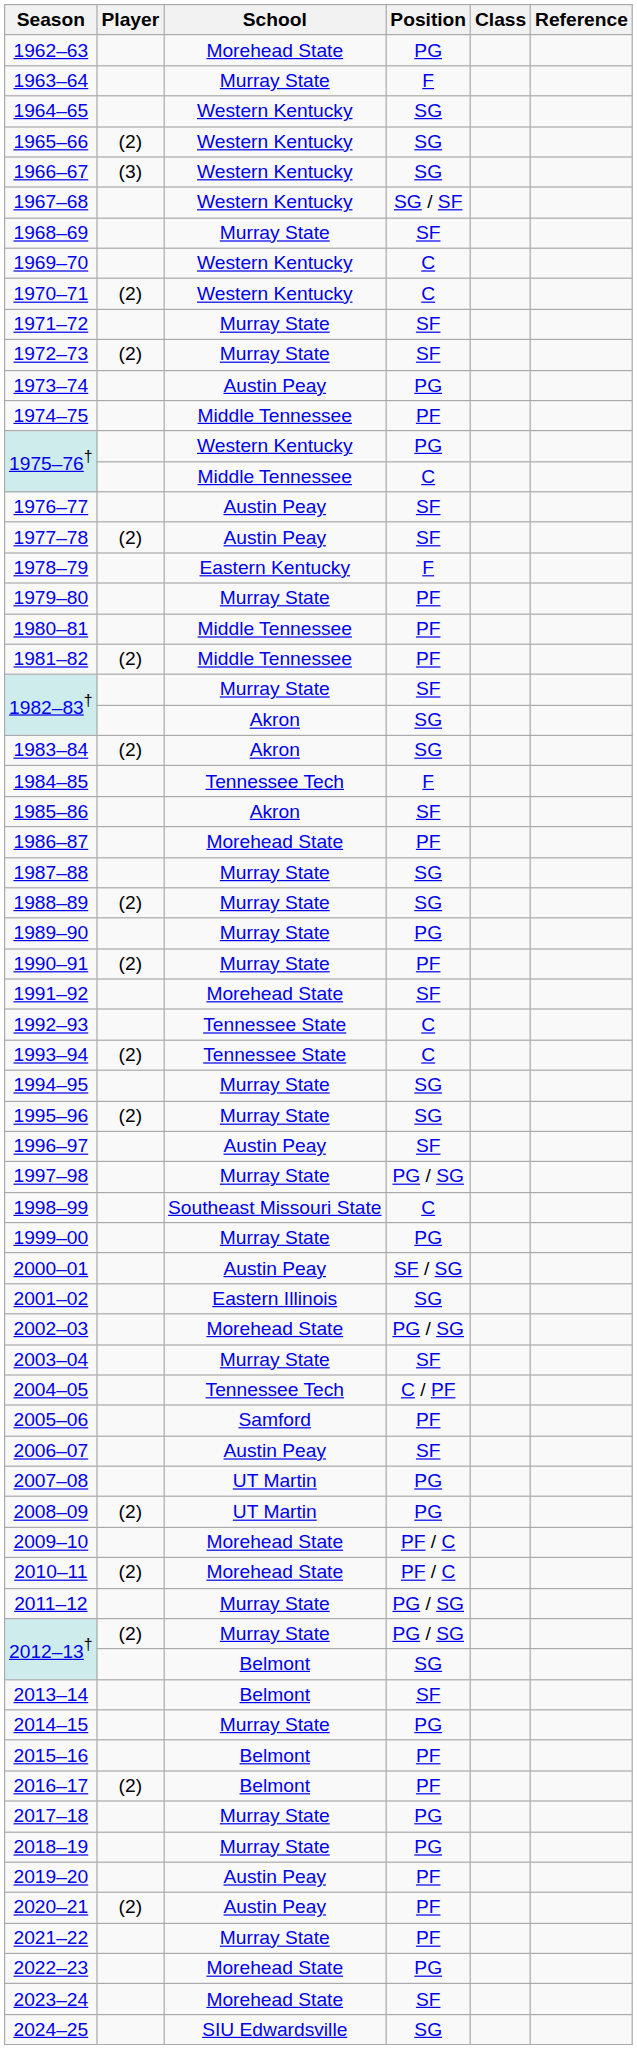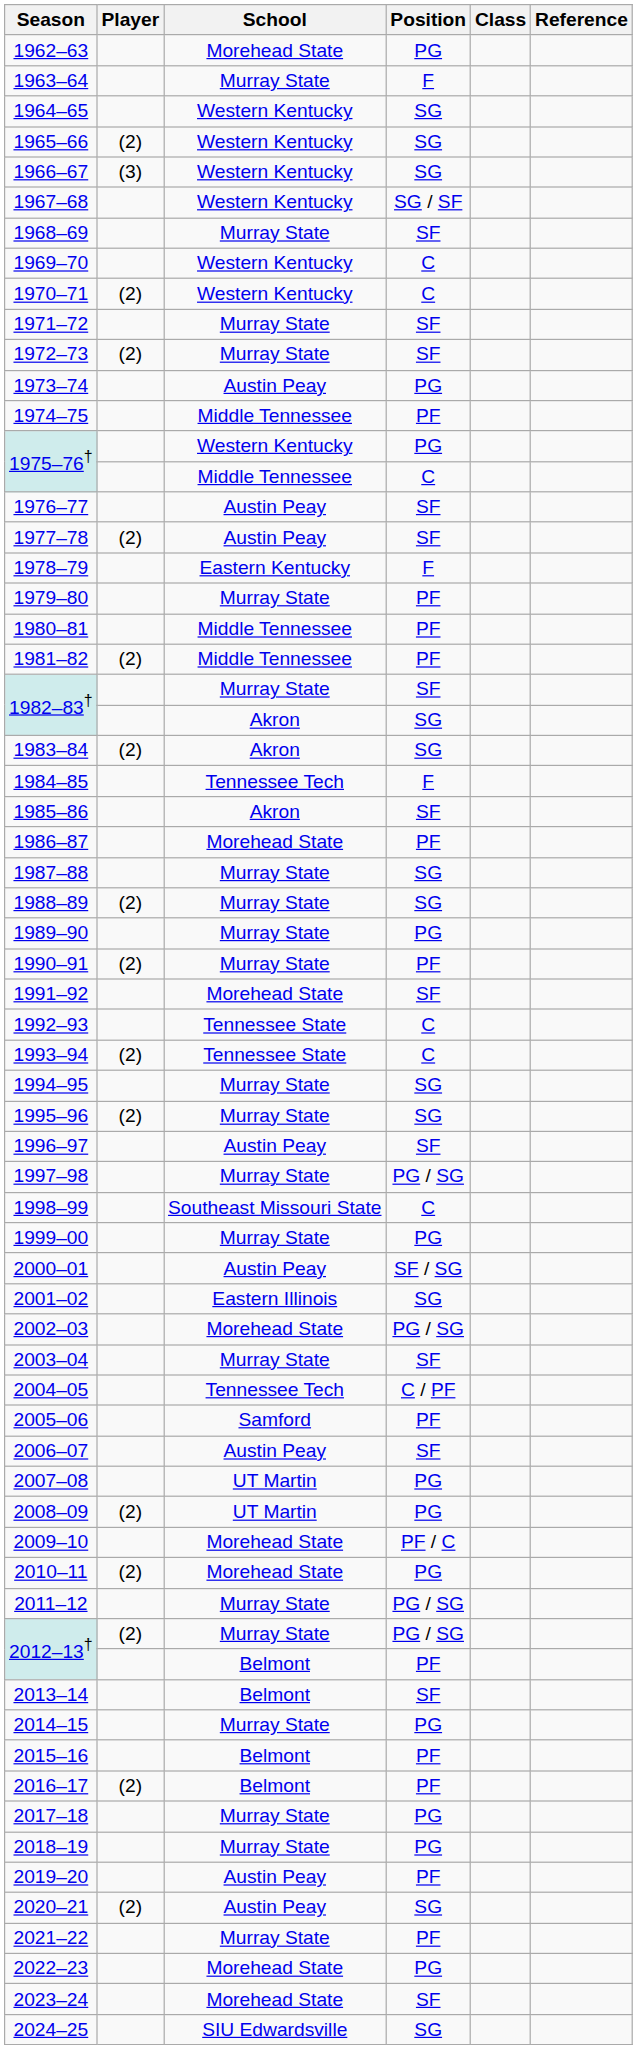(428, 1572) PF / C -> (428, 1572) PG
(428, 1664) SG -> (428, 1664) PF
(428, 1907) PF -> (428, 1907) SG
